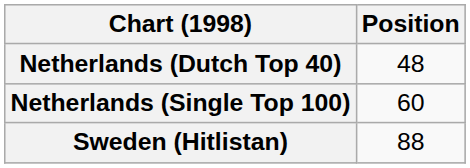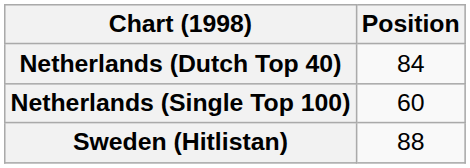(411, 63) 48 -> (411, 63) 84
